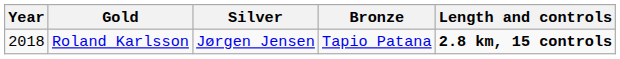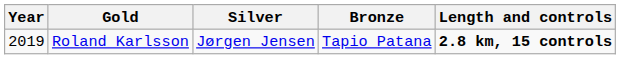(26, 42) 2018 -> (26, 42) 2019
